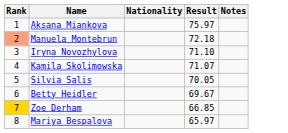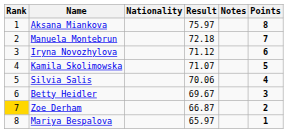+ column: (266, 11)
(17, 39) lightsalmon background -> (17, 39) no background
(202, 53) 71.10 -> (202, 53) 71.12
(202, 80) 70.05 -> (202, 80) 70.06
(202, 108) 66.85 -> (202, 108) 66.87
